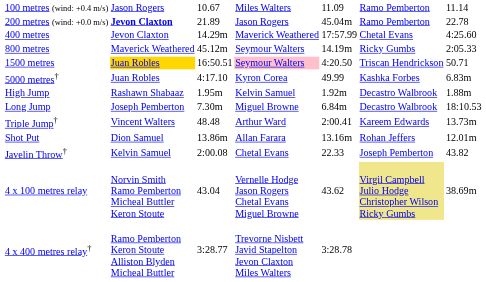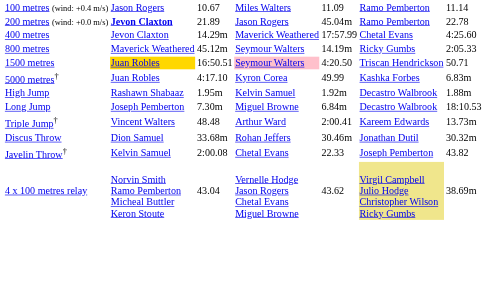- row: (22, 137)
+ row: (33, 137)
- row: (48, 250)
